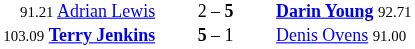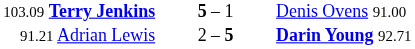rows swapped: (88, 10) <-> (79, 35)
